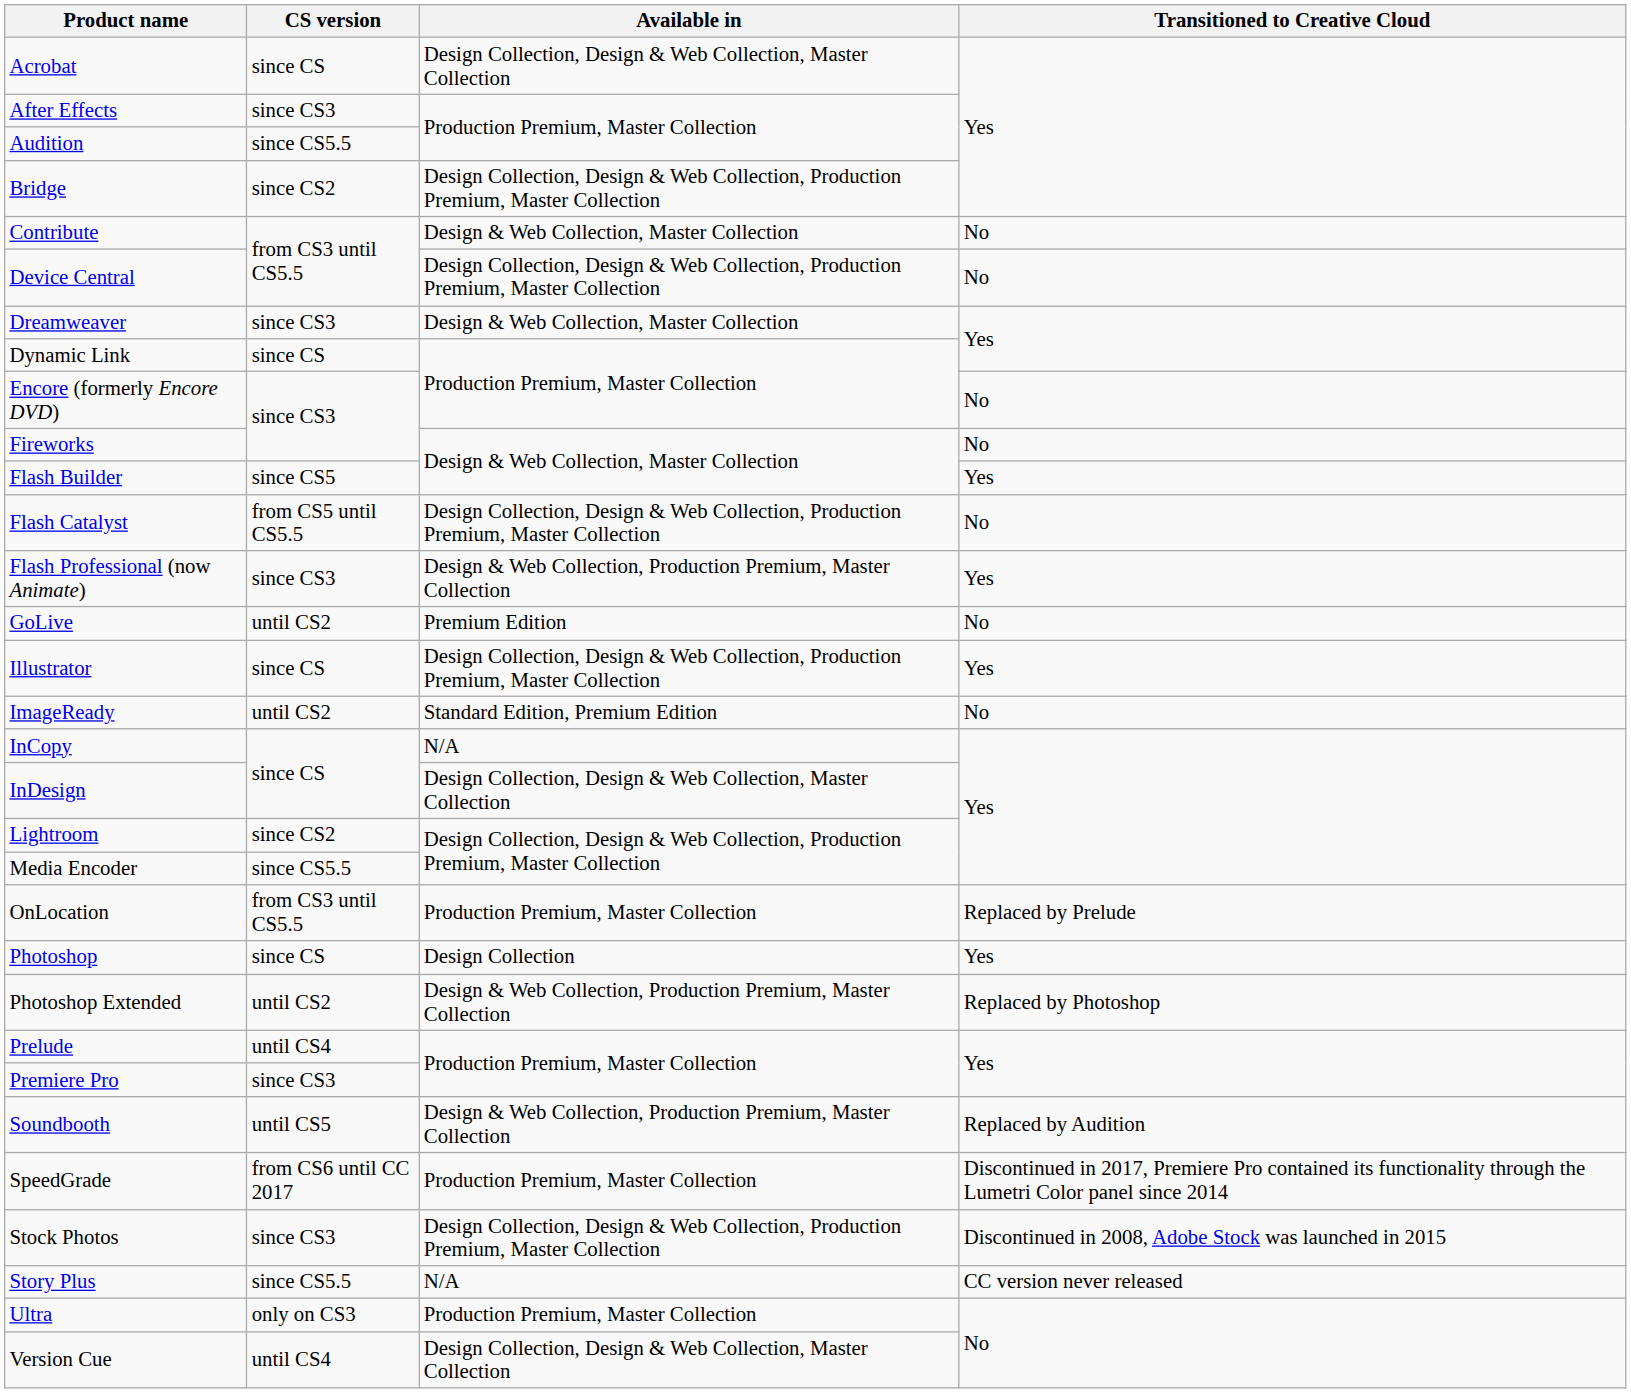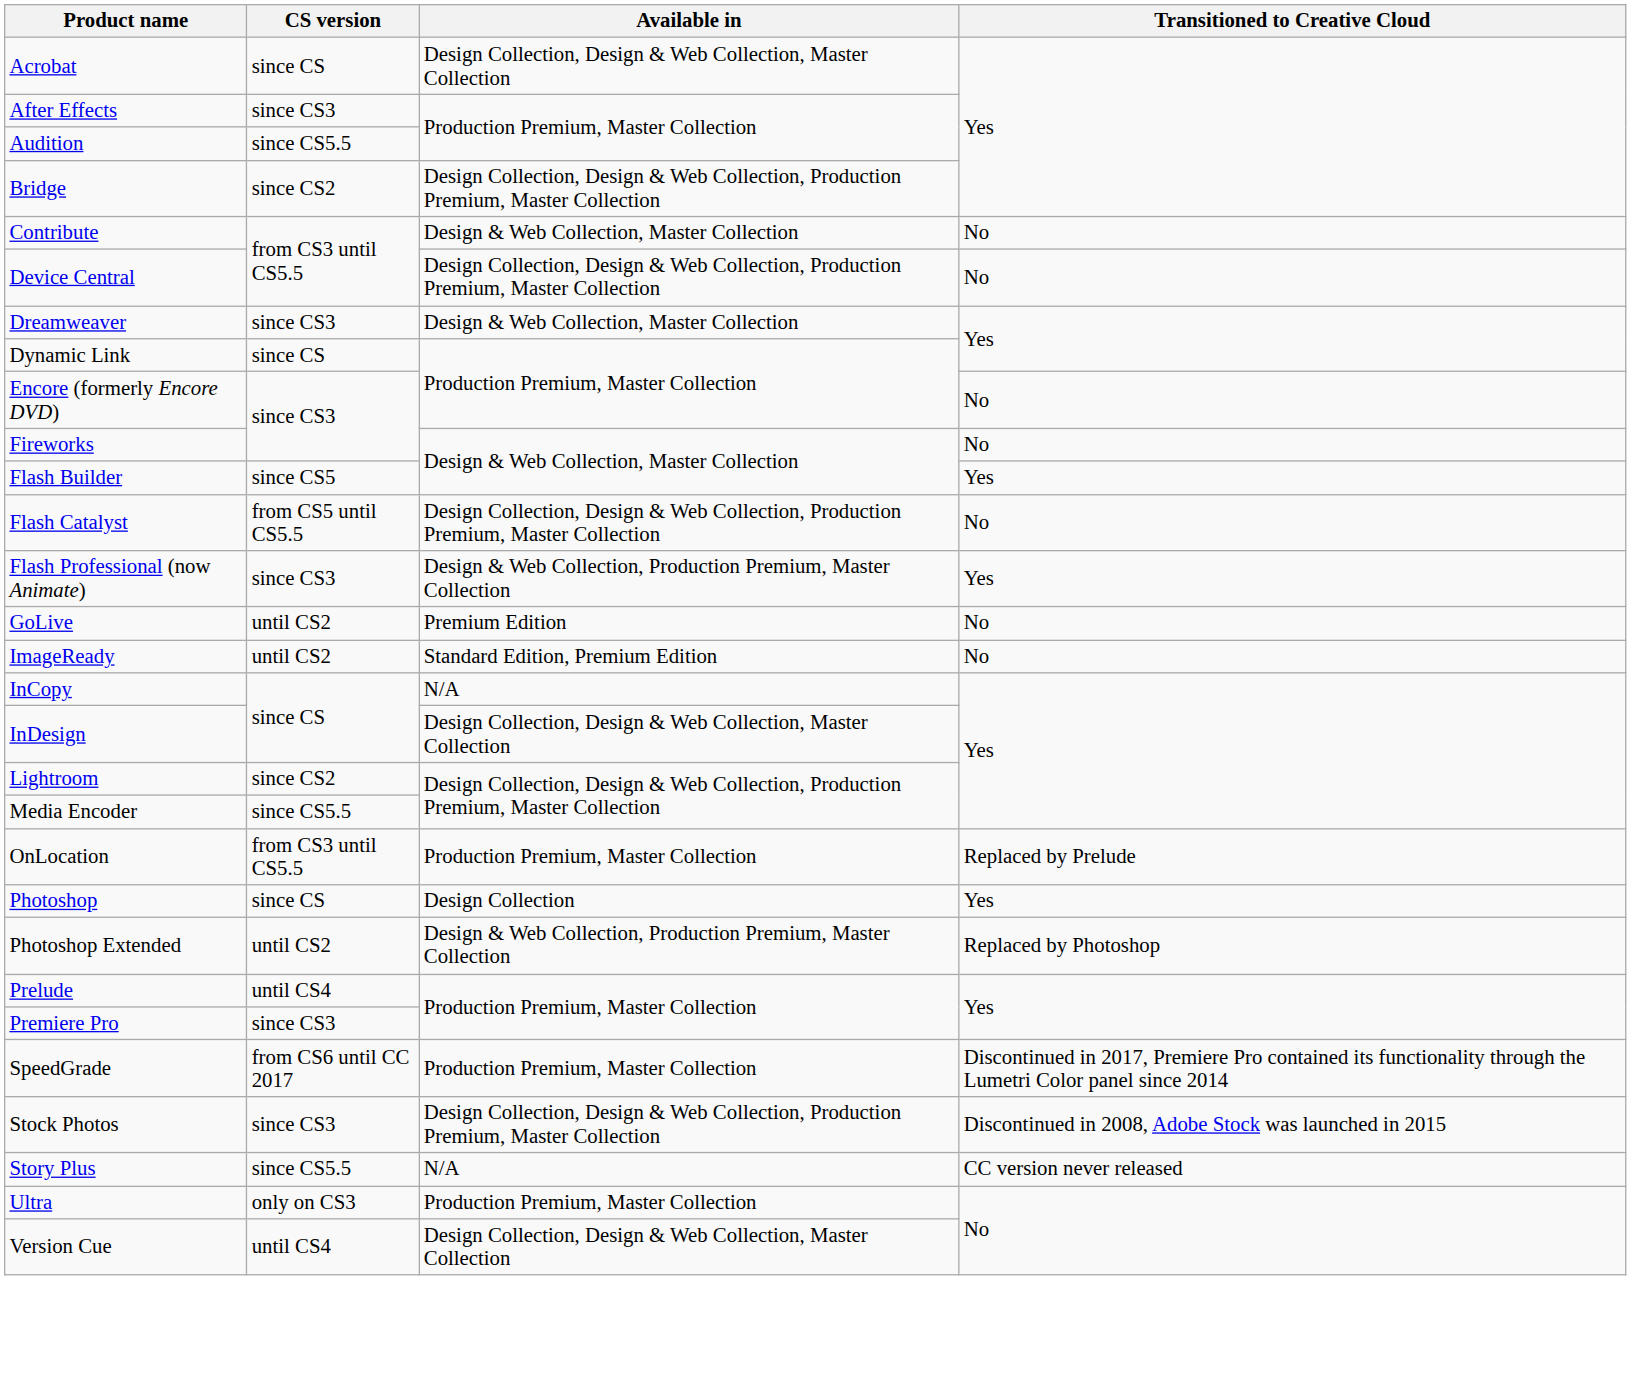- row: (50, 667)
- row: (60, 1124)
